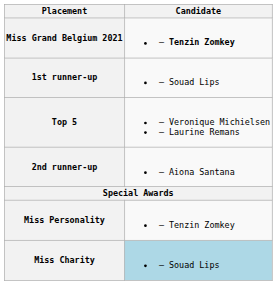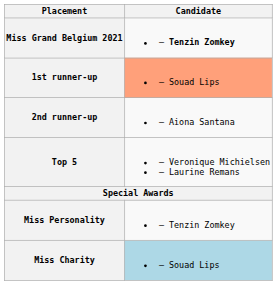(198, 83) no background -> (198, 83) lightsalmon background
rows swapped: (64, 167) <-> (64, 123)
